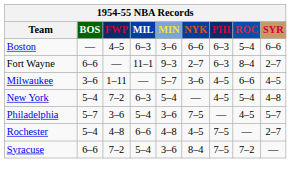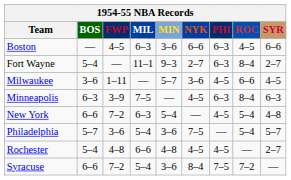(247, 47) 5–4 -> (247, 47) 4–5
(90, 64) 6–6 -> (90, 64) 5–4
+ row: (33, 98)
(90, 98) 5–4 -> (90, 115) 6–6
(247, 115) 4–5 -> (247, 132) 5–4
(221, 132) 7–5 -> (221, 149) 4–5
